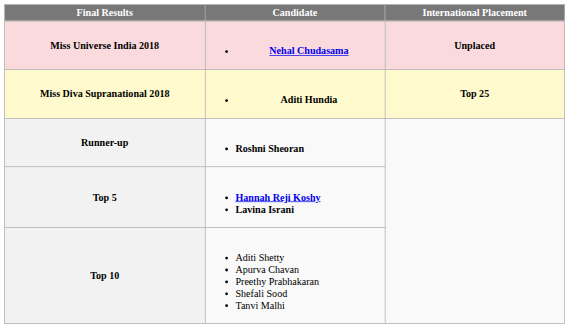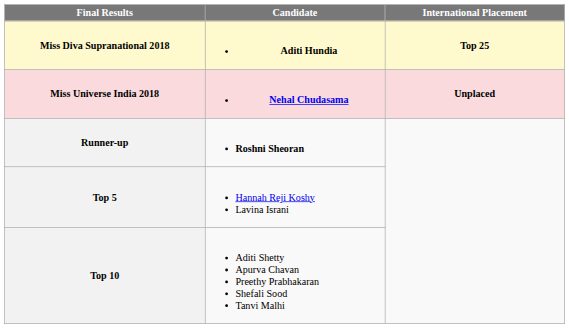rows swapped: (105, 45) <-> (105, 94)
(295, 204) bold -> (295, 204) normal
